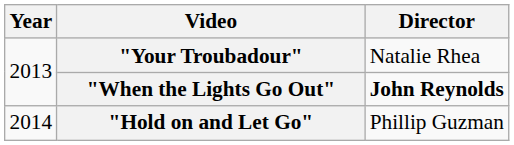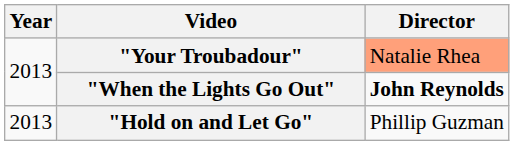(425, 55) no background -> (425, 55) lightsalmon background
(31, 122) 2014 -> (31, 122) 2013
